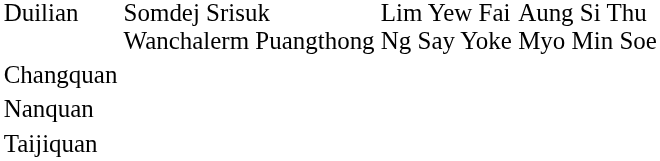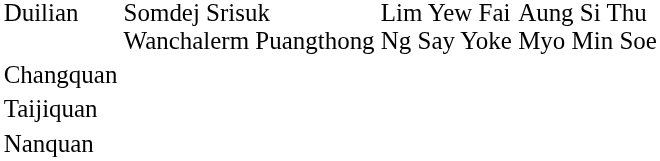rows swapped: (49, 109) <-> (51, 143)
